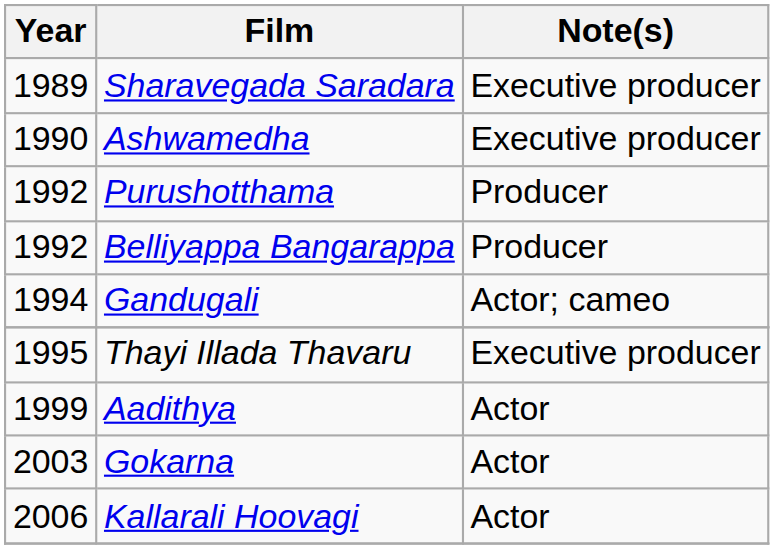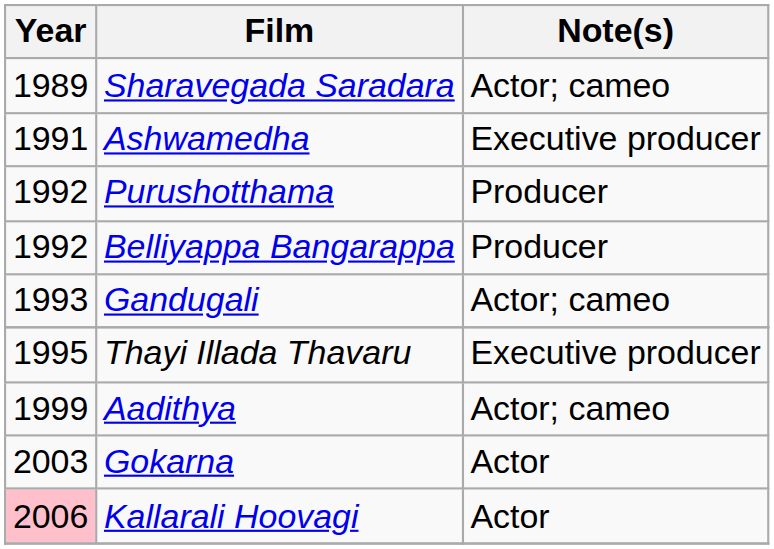(616, 85) Executive producer -> (570, 85) Actor; cameo
(51, 138) 1990 -> (51, 138) 1991
(51, 300) 1994 -> (51, 300) 1993
(510, 407) Actor -> (570, 407) Actor; cameo
(51, 515) no background -> (51, 515) pink background
